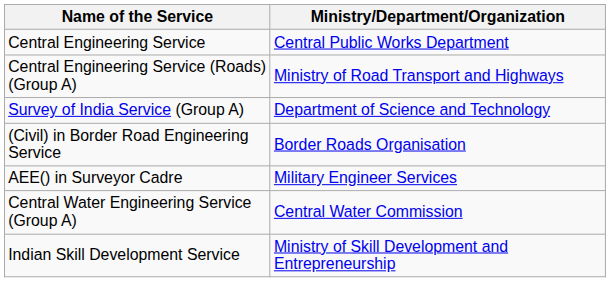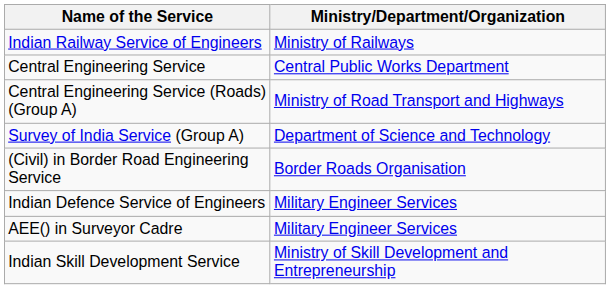+ row: (135, 42)
+ row: (137, 203)
- row: (130, 212)
